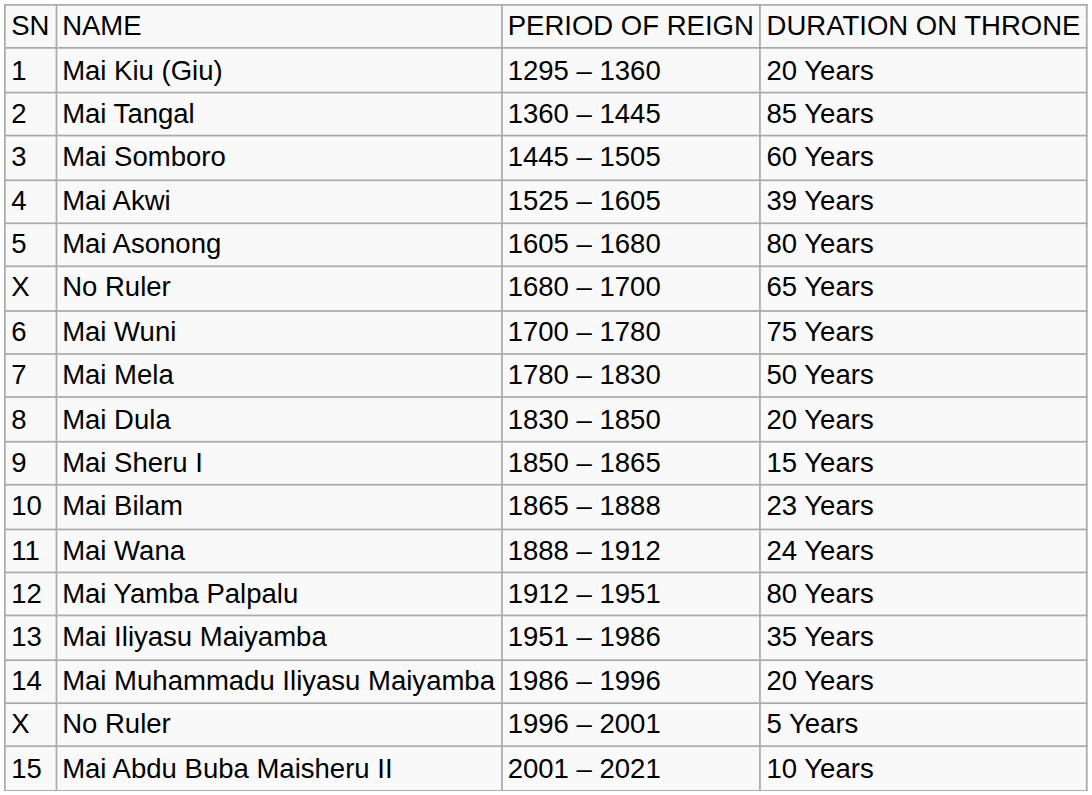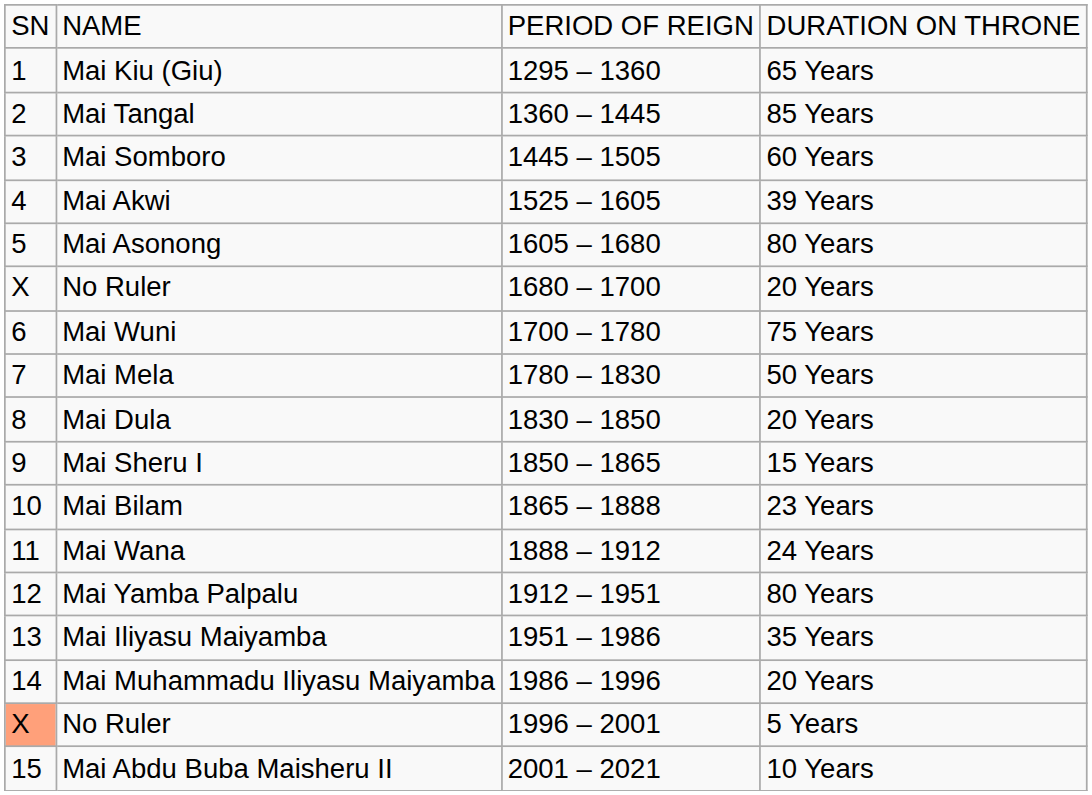(820, 69) 20 Years -> (820, 69) 65 Years
(820, 288) 65 Years -> (820, 288) 20 Years
(20, 724) no background -> (20, 724) lightsalmon background
